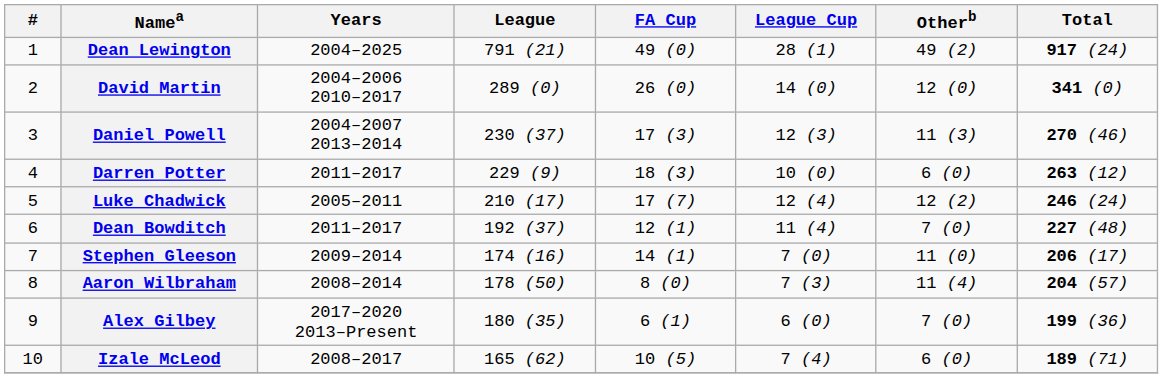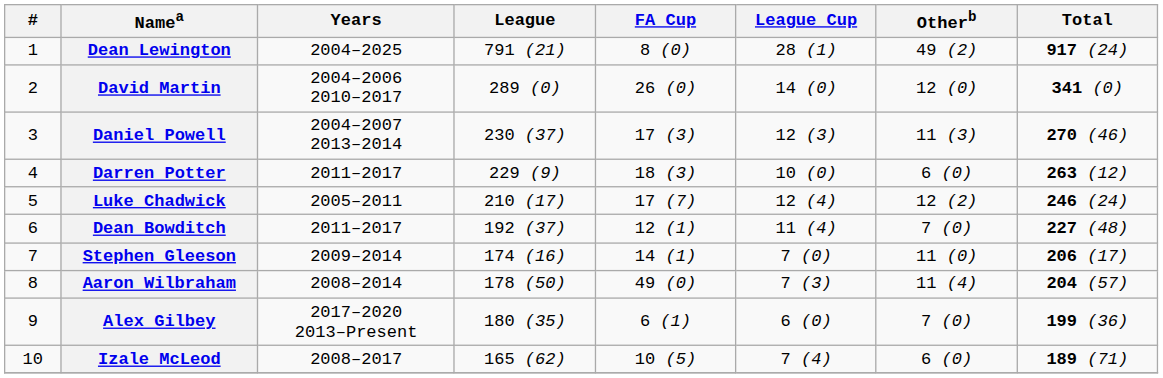(665, 51) 49 (0) -> (665, 51) 8 (0)
(665, 284) 8 (0) -> (665, 284) 49 (0)
